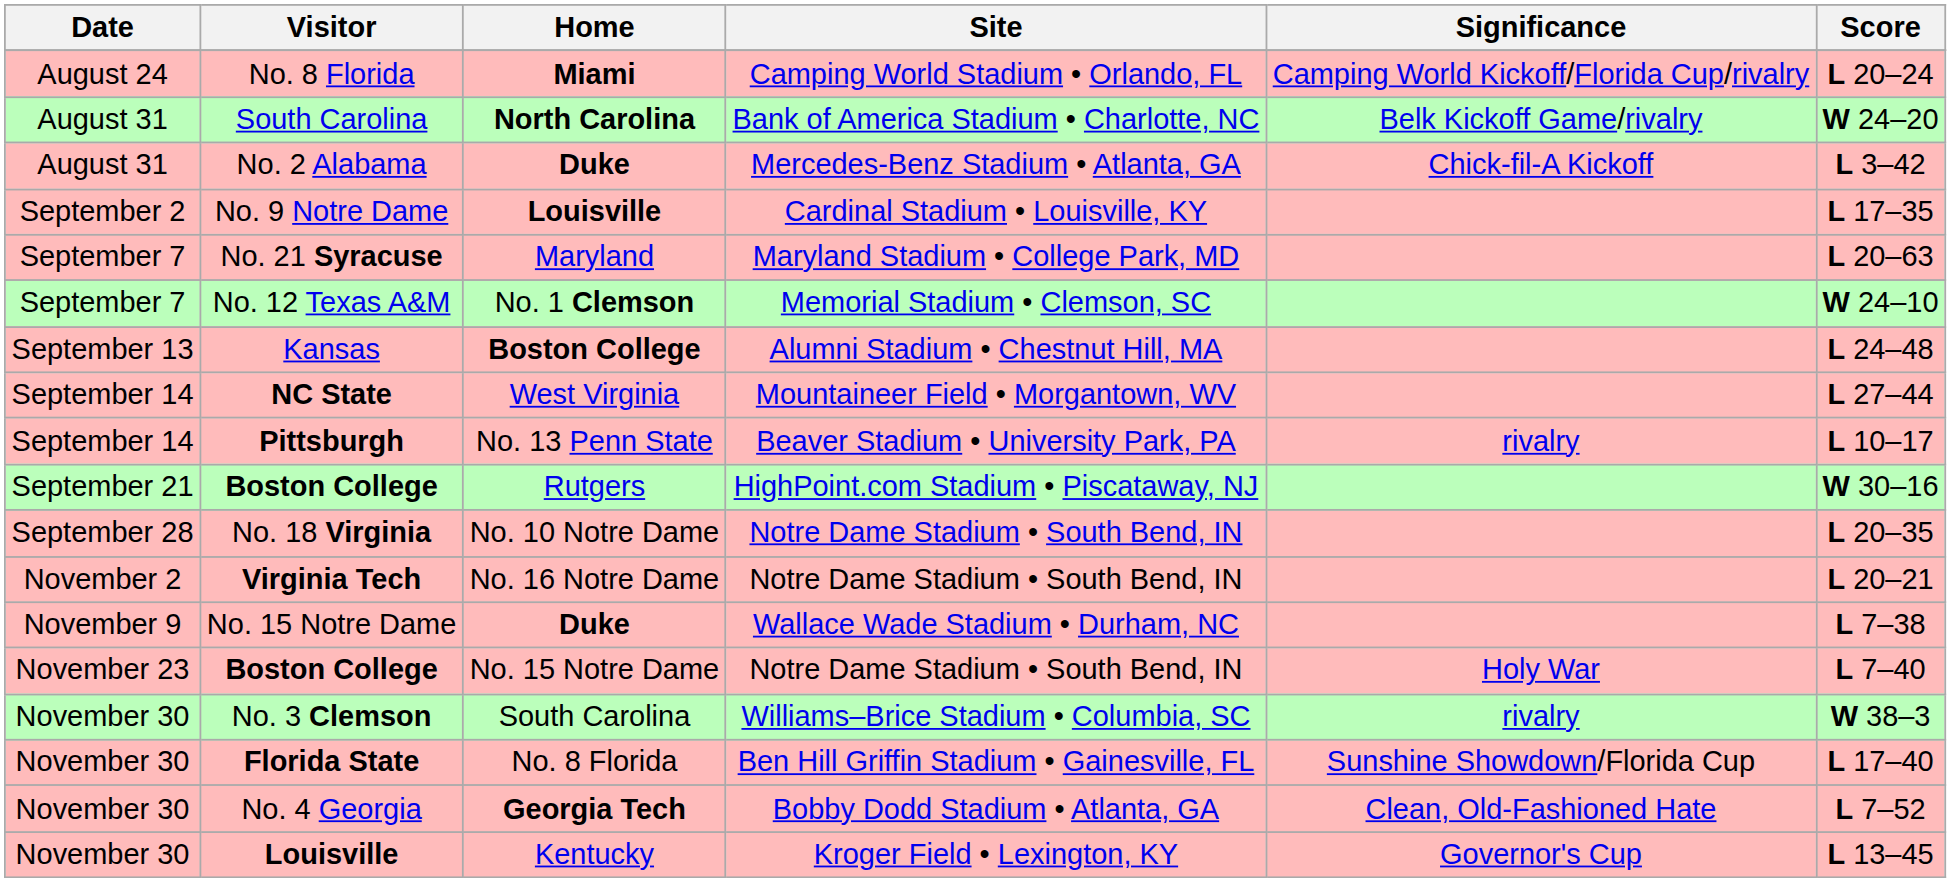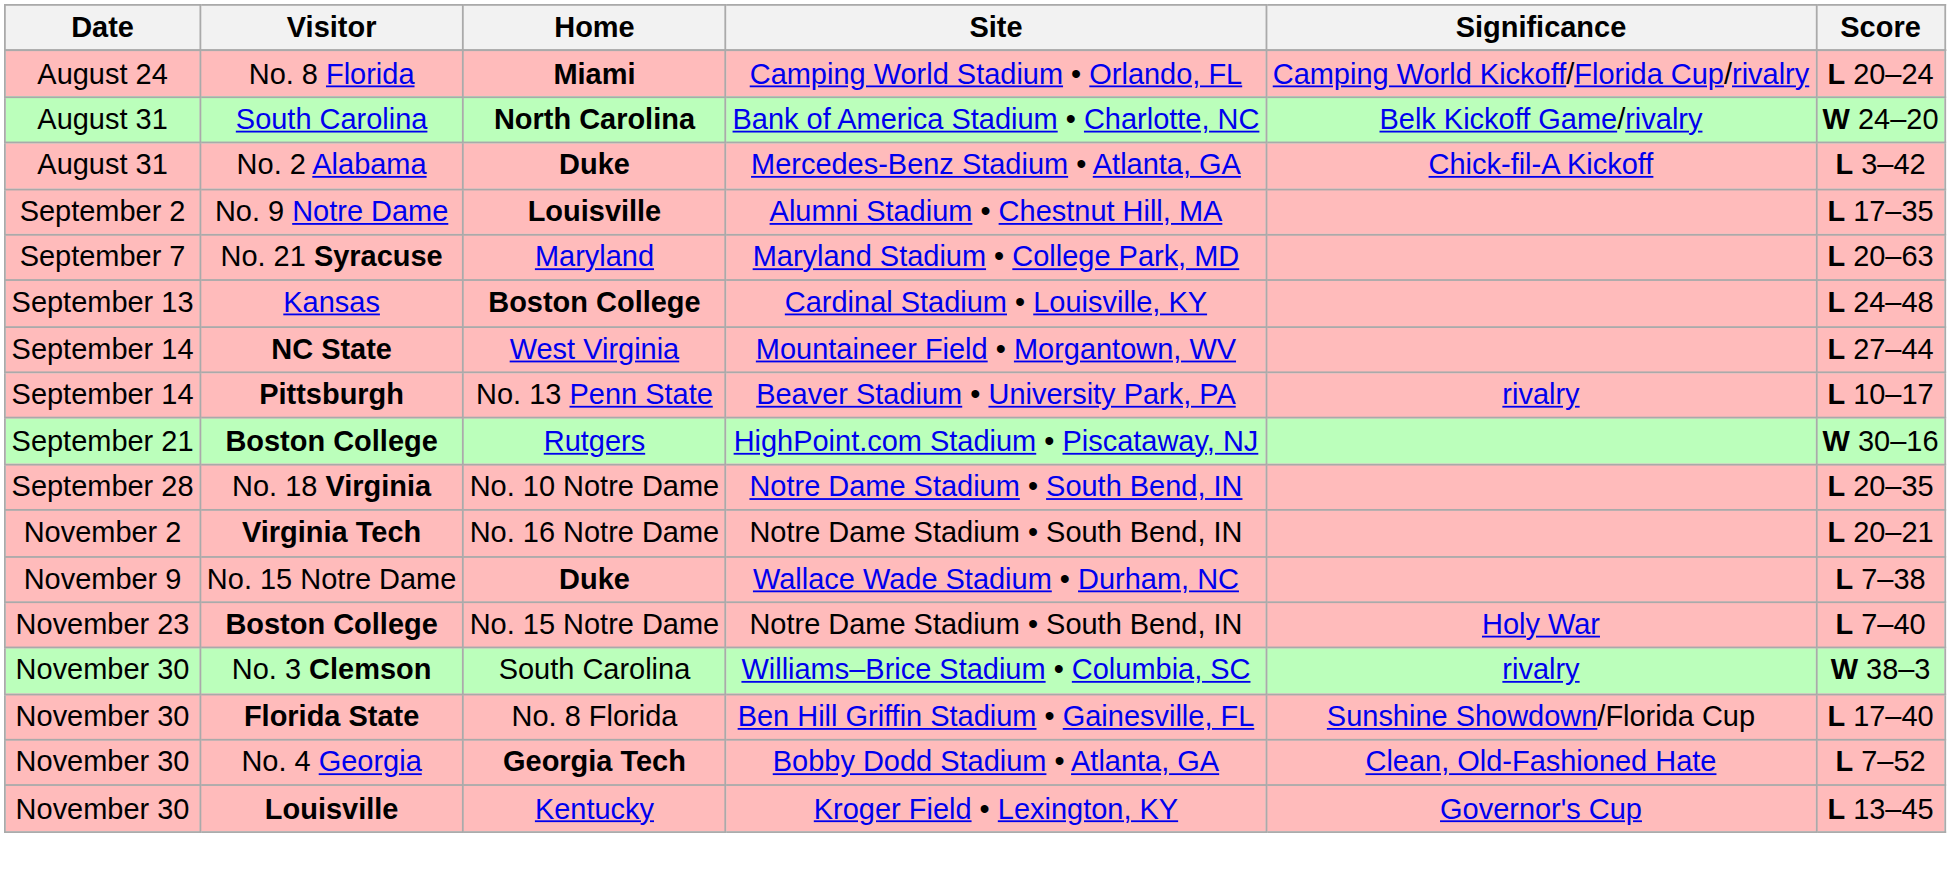(996, 211) Cardinal Stadium • Louisville, KY -> (996, 211) Alumni Stadium • Chestnut Hill, MA
- row: (332, 303)
(996, 348) Alumni Stadium • Chestnut Hill, MA -> (996, 303) Cardinal Stadium • Louisville, KY
